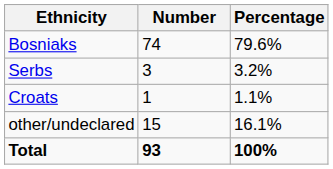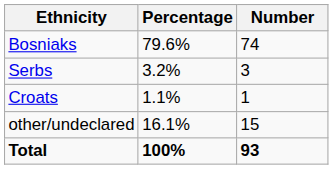columns swapped: (184, 17) <-> (279, 17)
